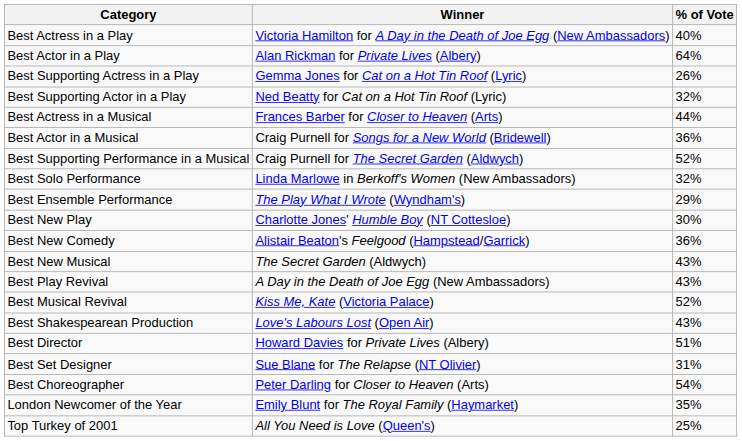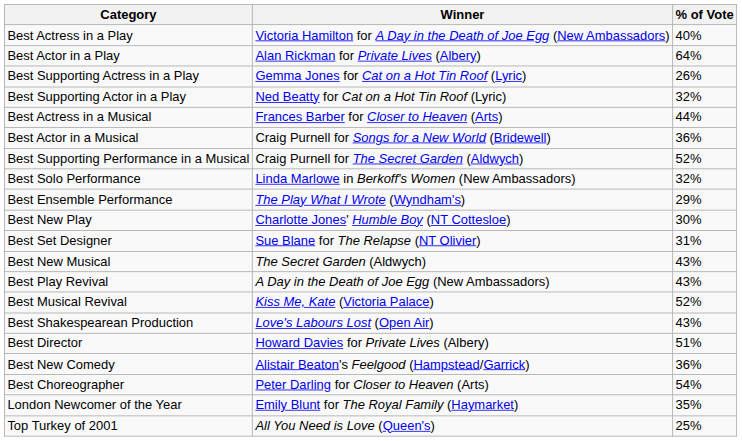rows swapped: (61, 240) <-> (60, 364)
